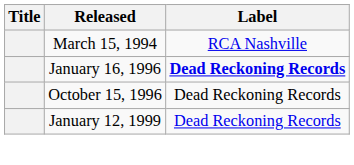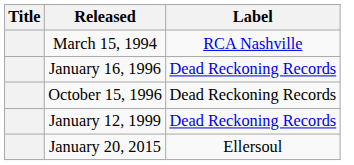(257, 69) bold -> (253, 69) normal
+ row: (105, 146)
